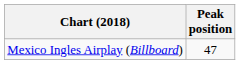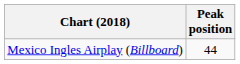(210, 49) 47 -> (210, 49) 44
